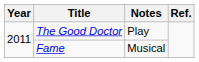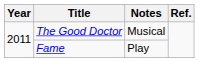(138, 31) Play -> (146, 31) Musical
(146, 48) Musical -> (138, 48) Play
